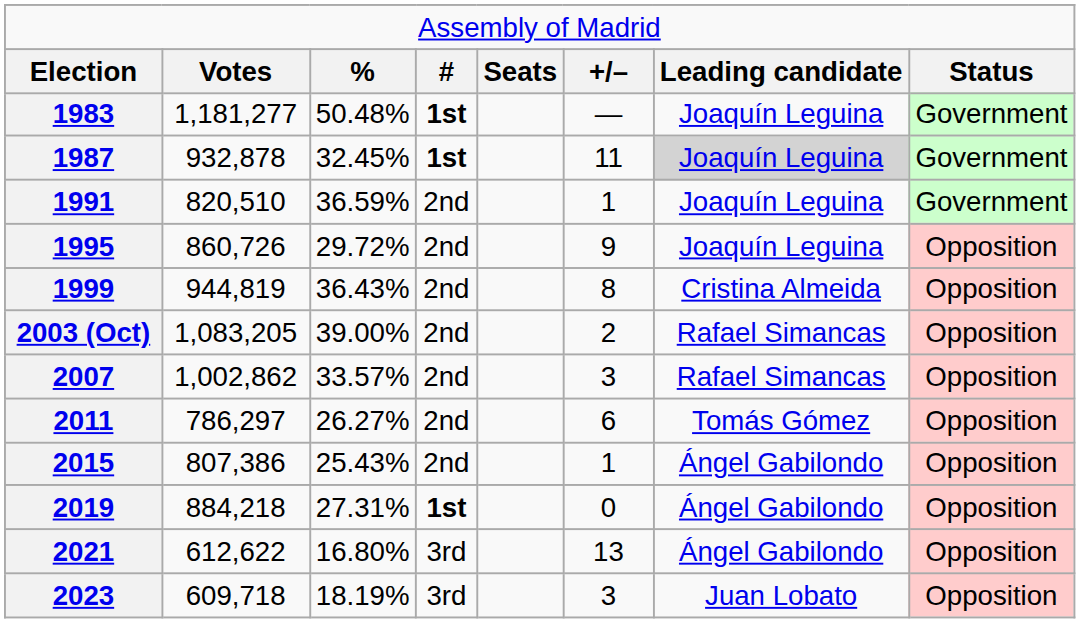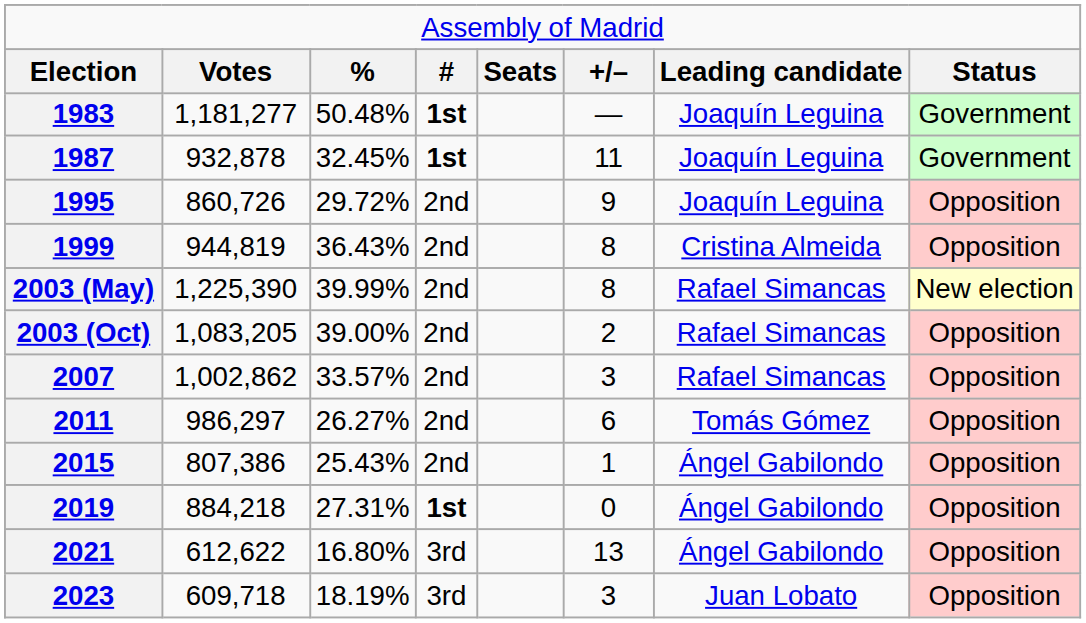(781, 158) lightgrey background -> (781, 158) no background
- row: (83, 202)
+ row: (83, 289)
(236, 420) 786,297 -> (236, 420) 986,297
